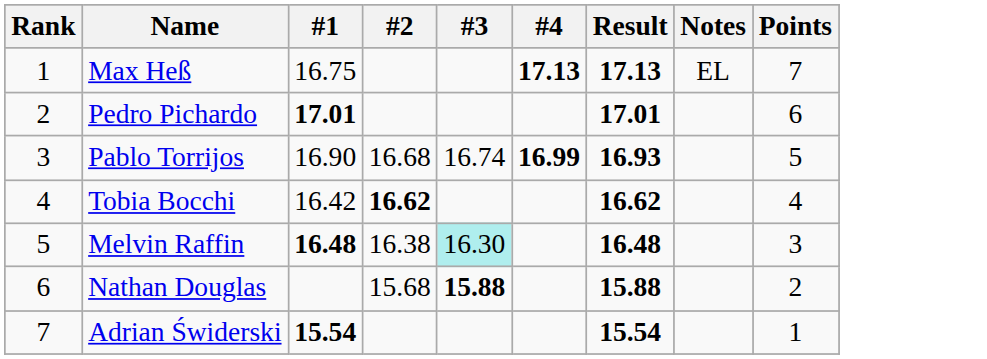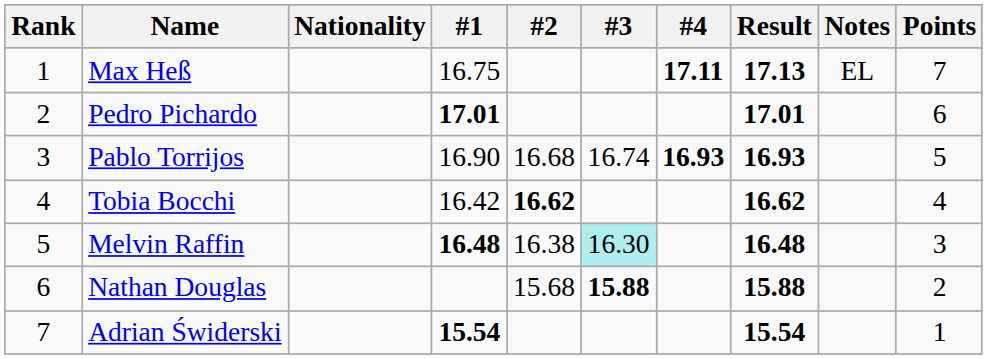+ column: (360, 26)
(549, 69) 17.13 -> (693, 69) 17.11
(549, 157) 16.99 -> (693, 157) 16.93
